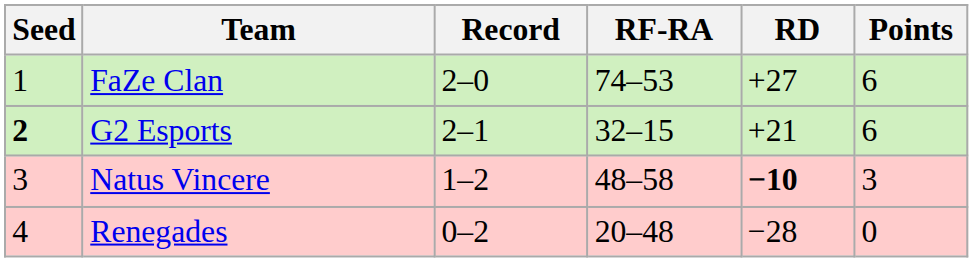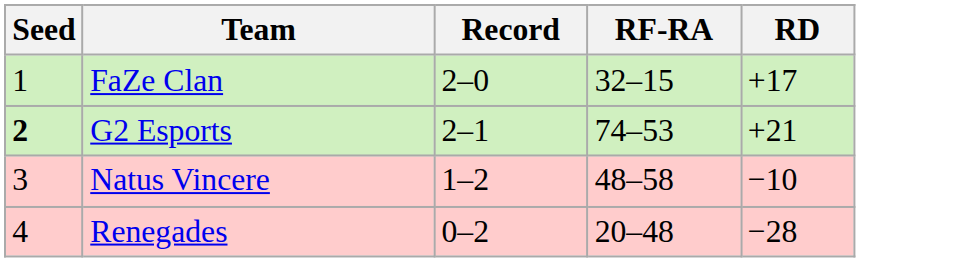- column: (911, 29)
(634, 79) 74–53 -> (634, 79) 32–15
(773, 79) +27 -> (773, 79) +17
(634, 130) 32–15 -> (634, 130) 74–53
(773, 180) bold -> (773, 180) normal
